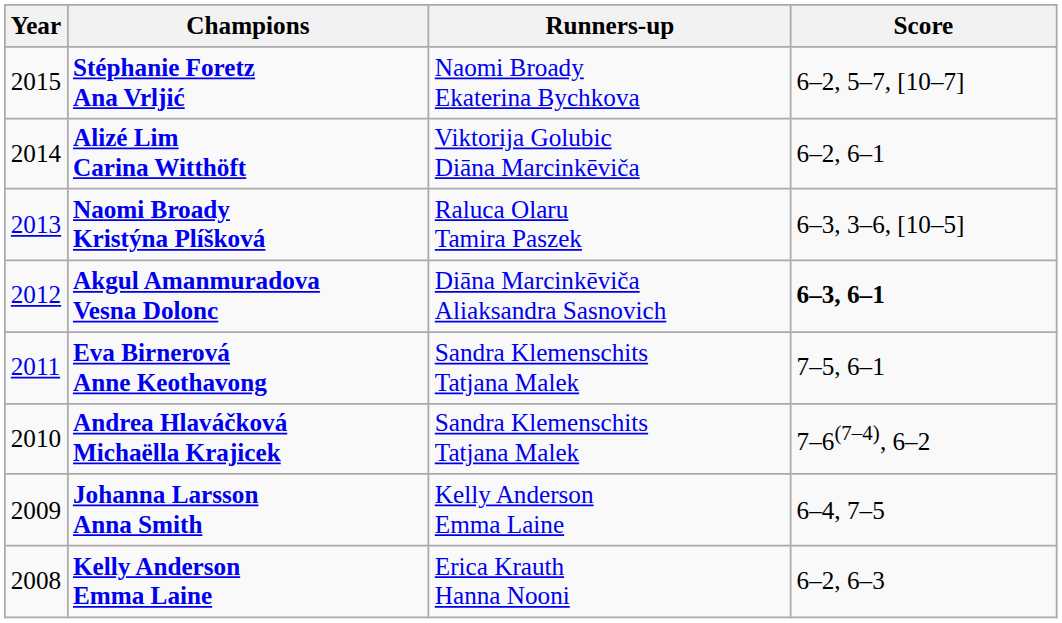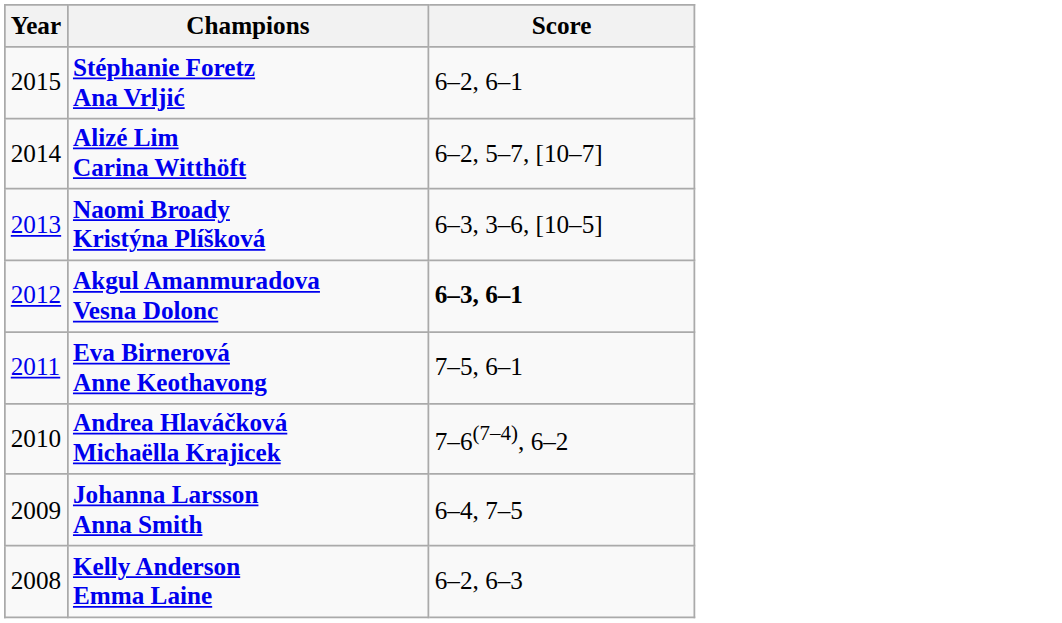- column: (610, 25)
(881, 82) 6–2, 5–7, [10–7] -> (479, 82) 6–2, 6–1
(841, 153) 6–2, 6–1 -> (519, 153) 6–2, 5–7, [10–7]
